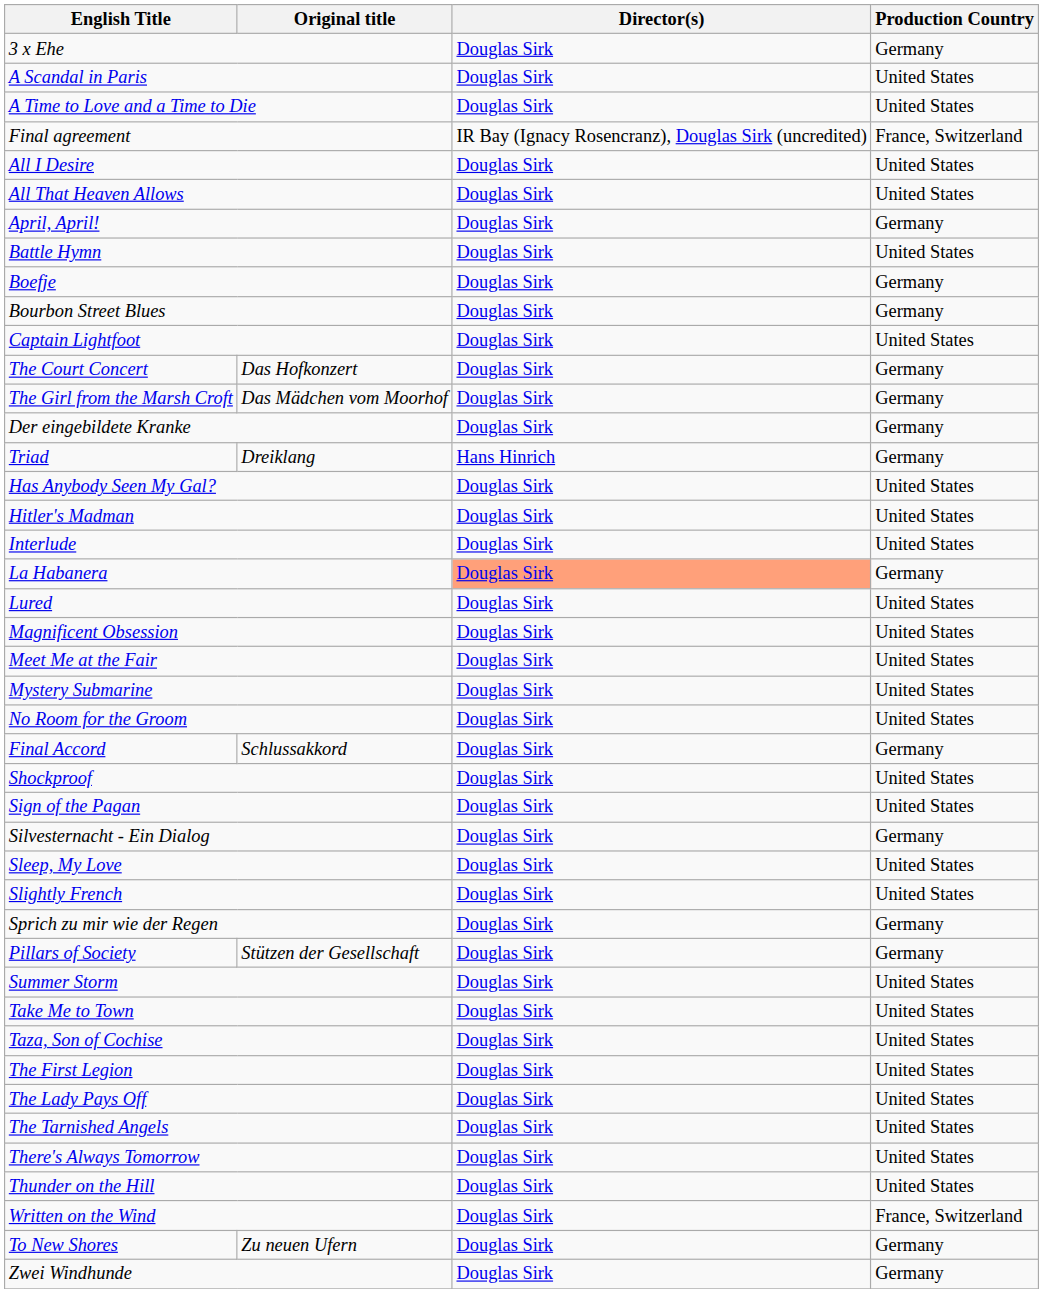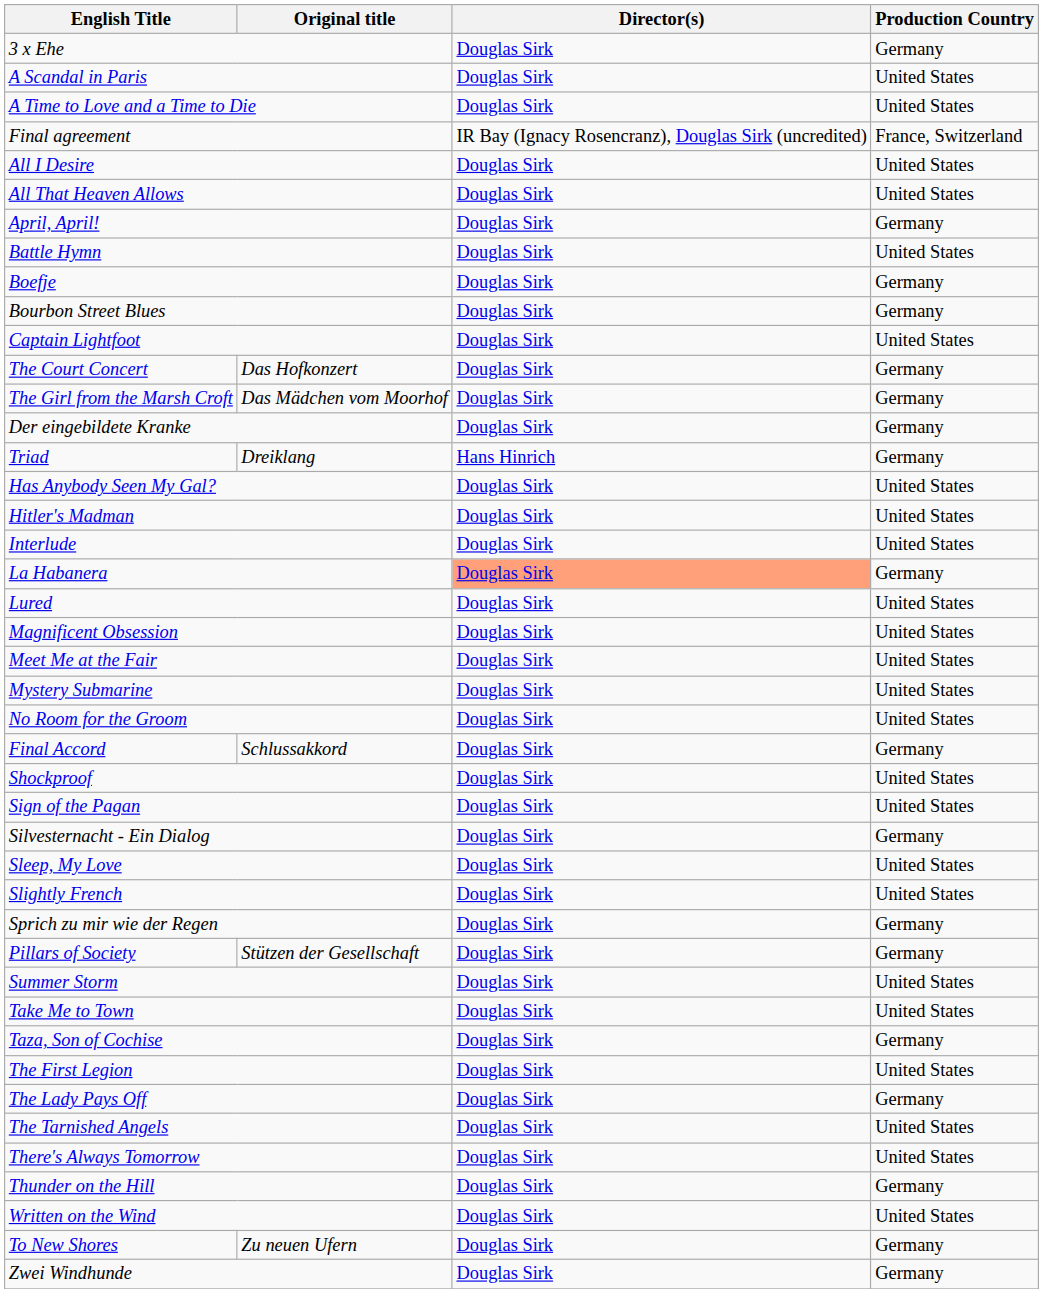(925, 1040) United States -> (909, 1040) Germany
(925, 1098) United States -> (909, 1098) Germany
(925, 1186) United States -> (909, 1186) Germany
(949, 1215) France, Switzerland -> (925, 1215) United States
